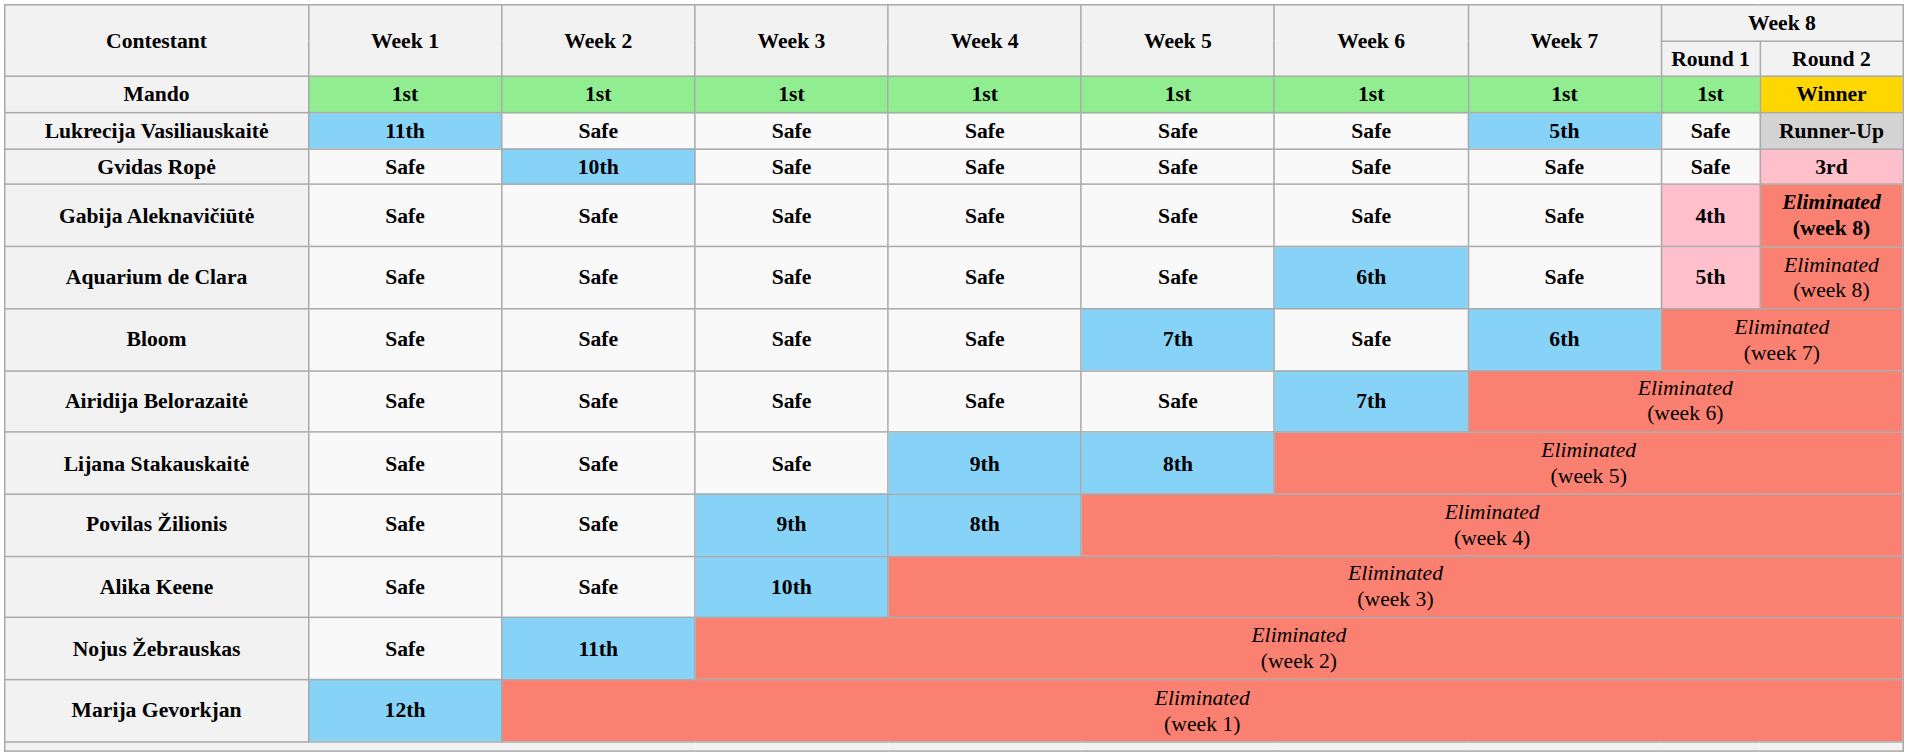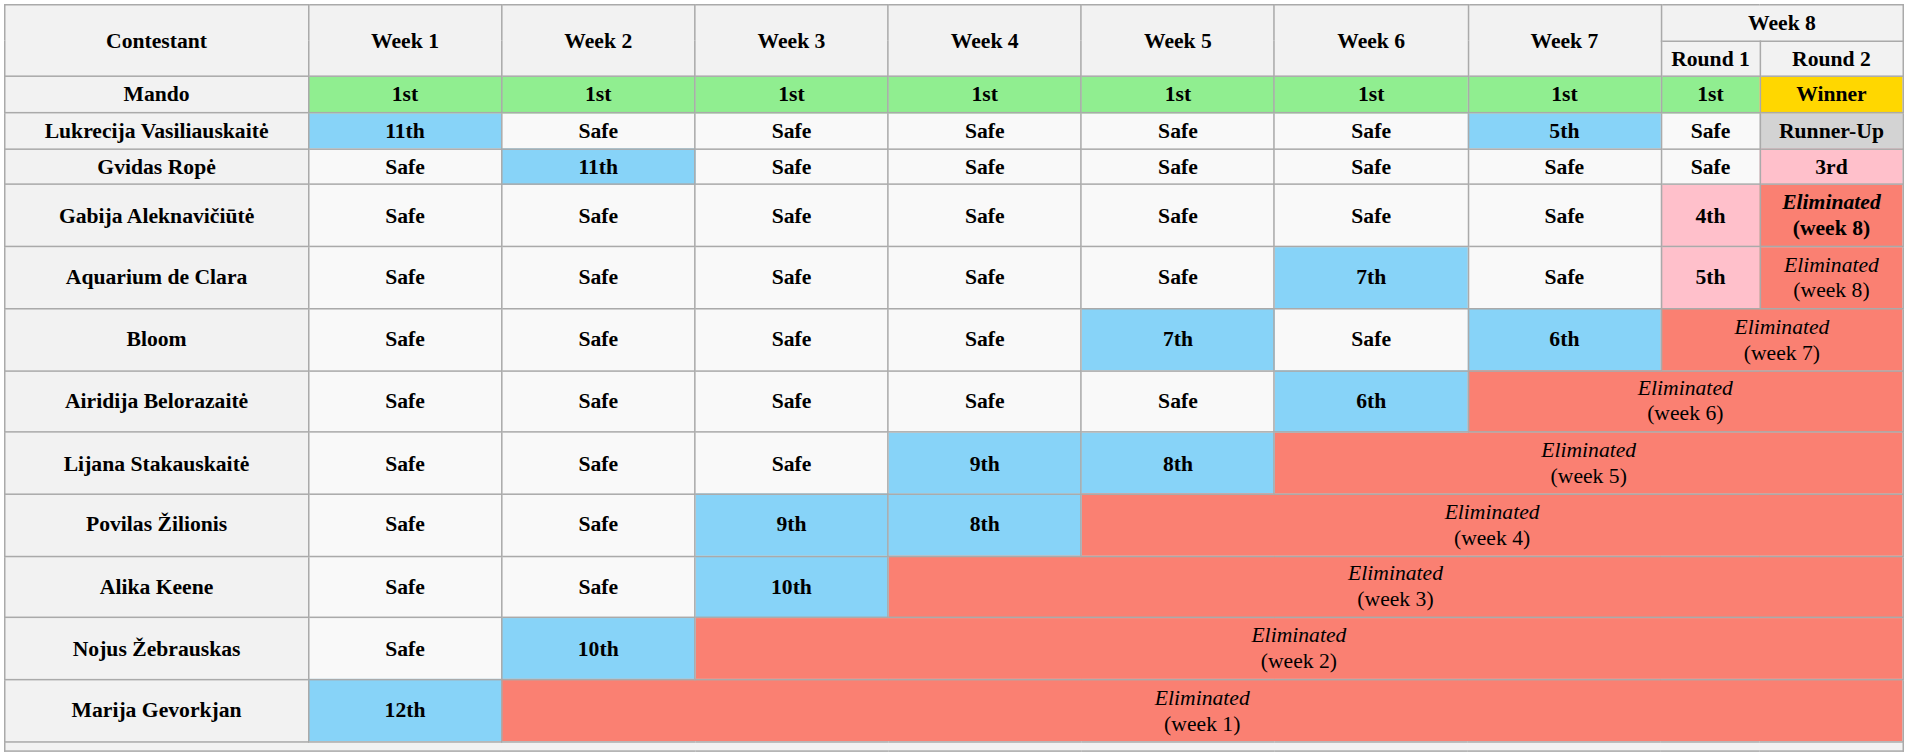(598, 166) 10th -> (598, 166) 11th
(1371, 277) 6th -> (1371, 277) 7th
(1371, 401) 7th -> (1371, 401) 6th
(598, 648) 11th -> (598, 648) 10th
